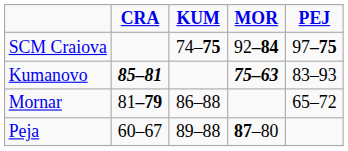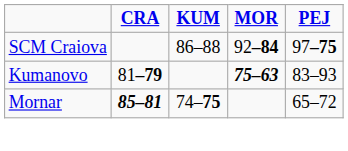(198, 46) 74–75 -> (198, 46) 86–88
(140, 74) 85–81 -> (140, 74) 81–79
(140, 103) 81–79 -> (140, 103) 85–81
(198, 103) 86–88 -> (198, 103) 74–75
- row: (24, 131)
